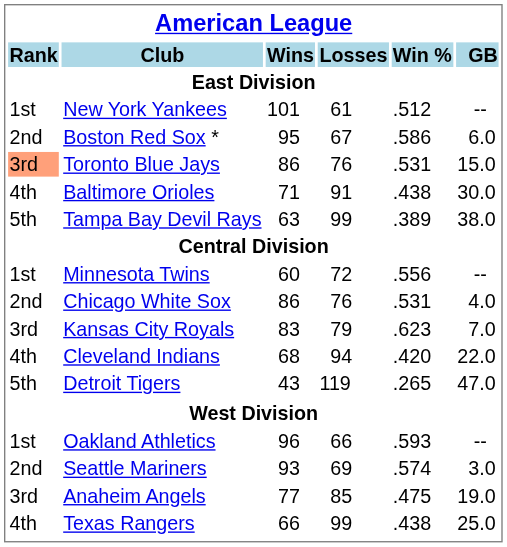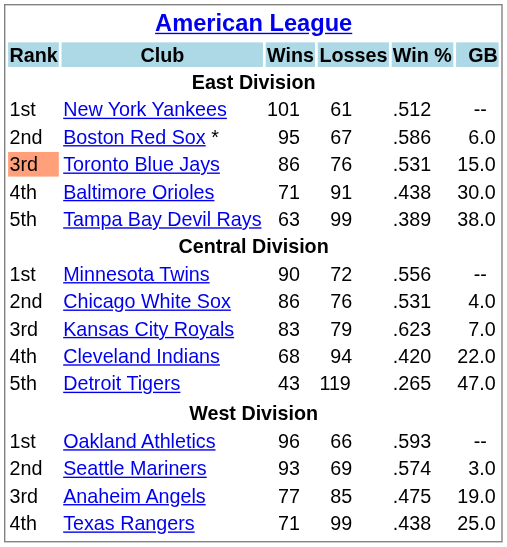(283, 274) 60 -> (283, 274) 90
(283, 523) 66 -> (283, 523) 71
